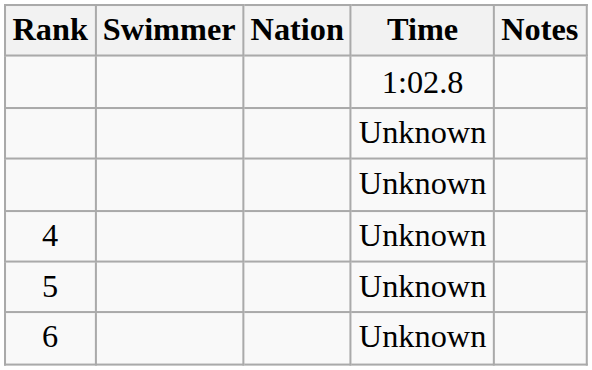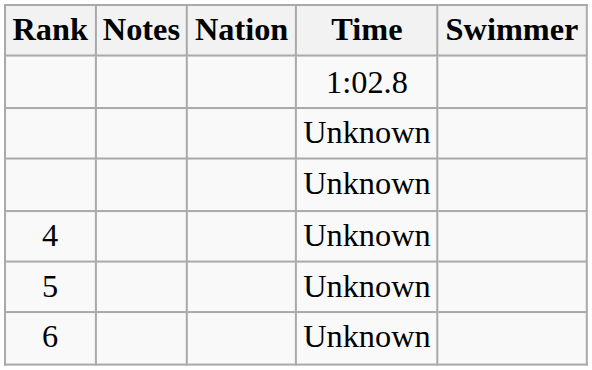columns swapped: (169, 30) <-> (540, 30)
